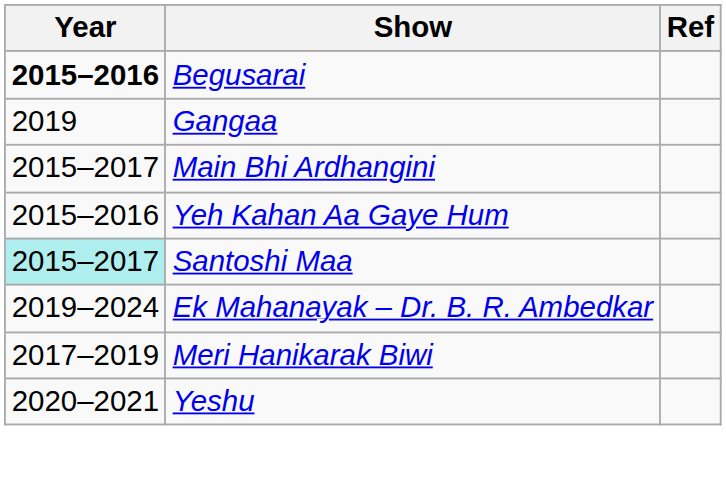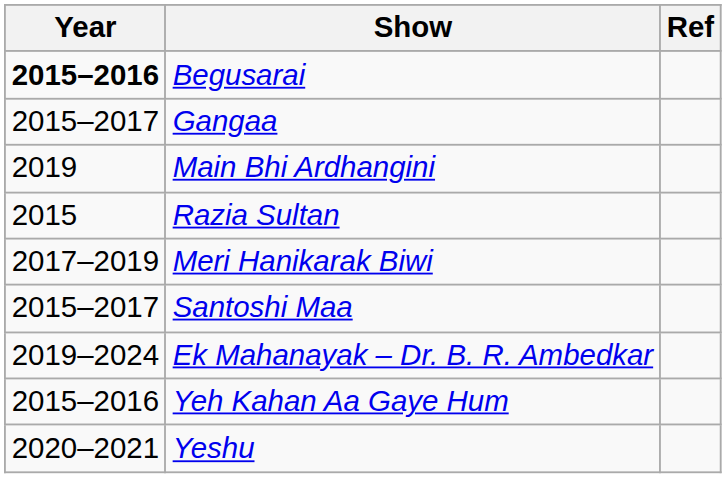(44, 121) 2019 -> (85, 121) 2015–2017
(85, 167) 2015–2017 -> (44, 167) 2019
+ row: (256, 214)
rows swapped: (341, 214) <-> (303, 354)
(85, 261) paleturquoise background -> (85, 307) no background
